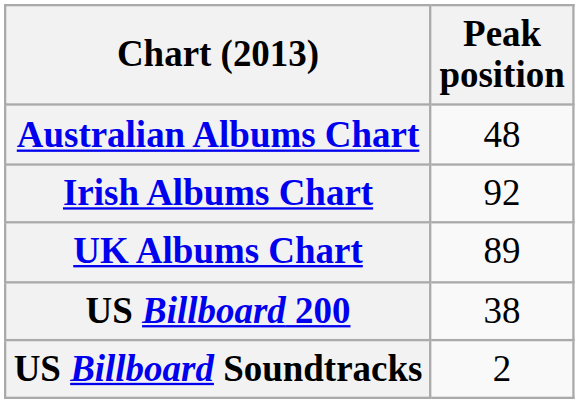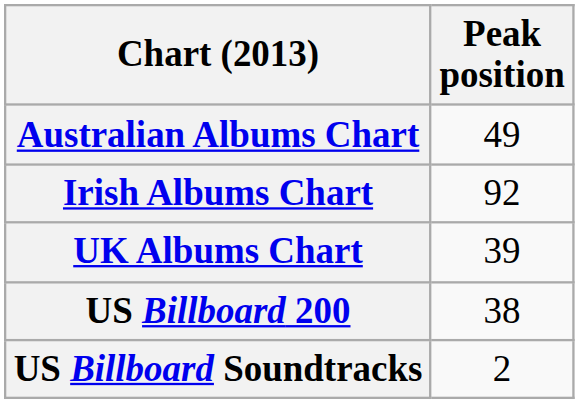(502, 134) 48 -> (502, 134) 49
(502, 251) 89 -> (502, 251) 39
